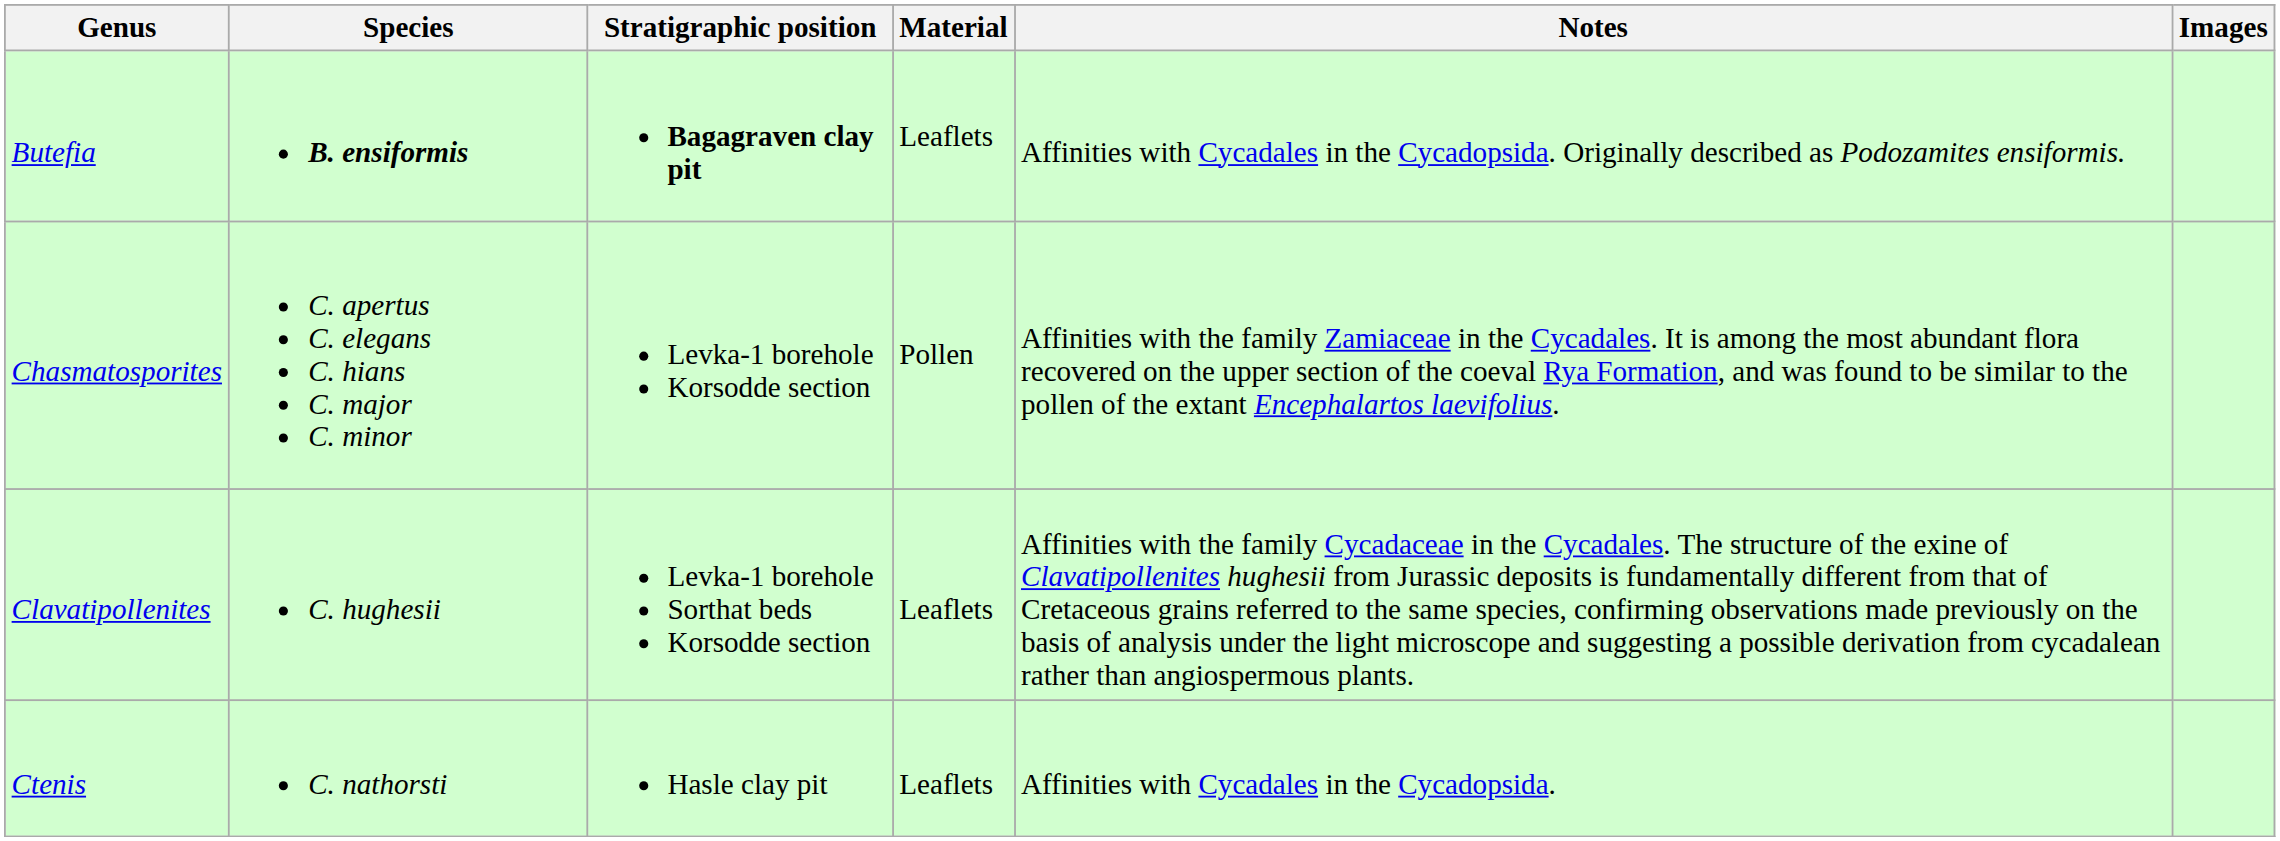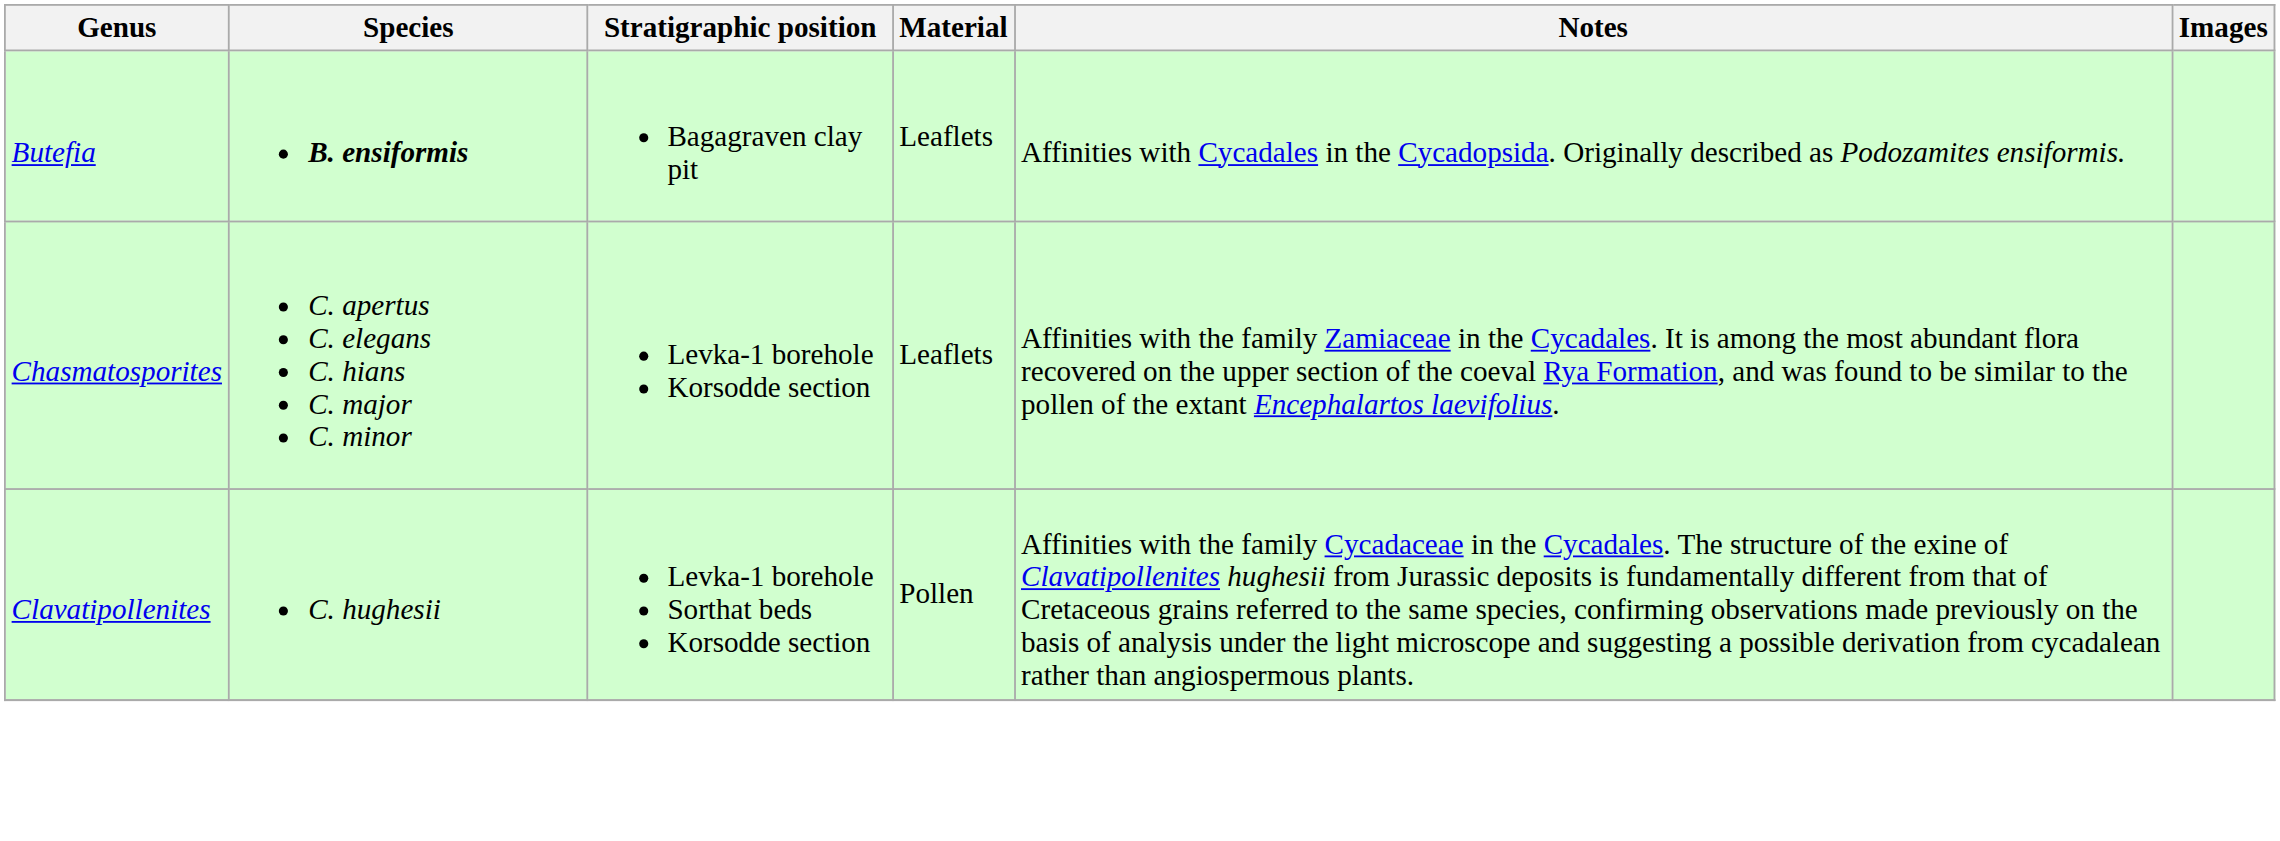(740, 152) bold -> (740, 152) normal
(936, 354) Pollen -> (946, 354) Leaflets
(946, 610) Leaflets -> (936, 593) Pollen
- row: (49, 783)
